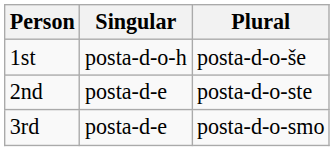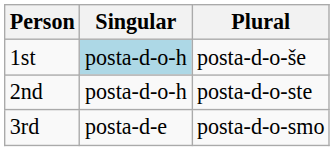(136, 57) no background -> (136, 57) lightblue background
(126, 92) posta-d-e -> (136, 92) posta-d-o-h
